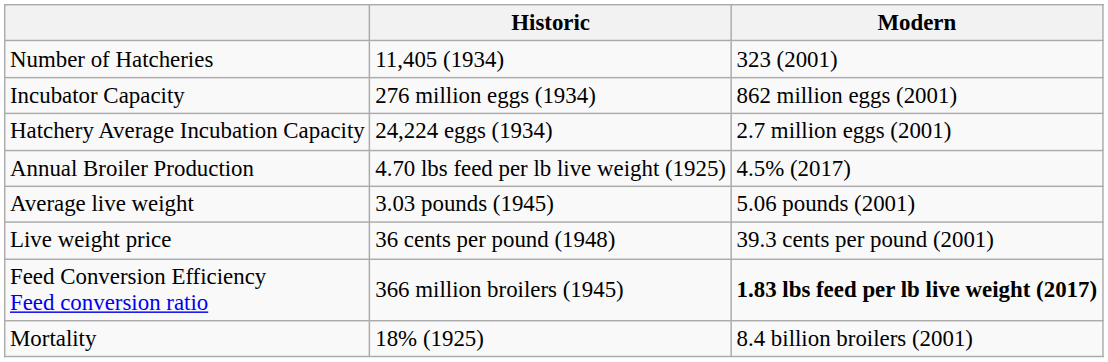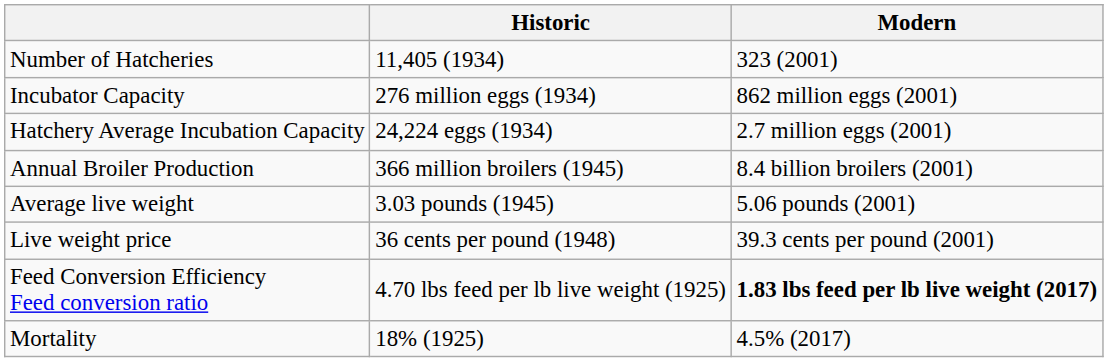(551, 167) 4.70 lbs feed per lb live weight (1925) -> (499, 167) 366 million broilers (1945)
(794, 167) 4.5% (2017) -> (855, 167) 8.4 billion broilers (2001)
(499, 289) 366 million broilers (1945) -> (551, 289) 4.70 lbs feed per lb live weight (1925)
(855, 338) 8.4 billion broilers (2001) -> (794, 338) 4.5% (2017)
